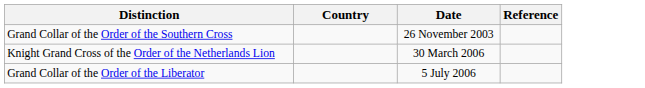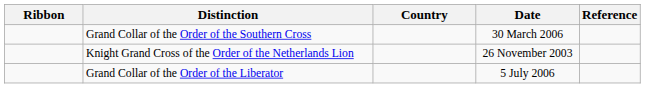+ column: (44, 14)
(449, 34) 26 November 2003 -> (528, 34) 30 March 2006
(449, 53) 30 March 2006 -> (528, 53) 26 November 2003
